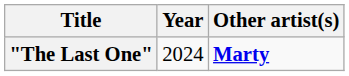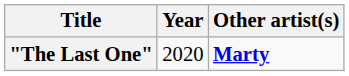(183, 53) 2024 -> (183, 53) 2020
